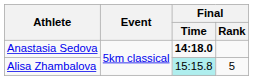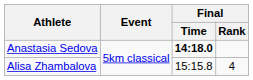(194, 67) paleturquoise background -> (194, 67) no background
(232, 67) 5 -> (232, 67) 4
